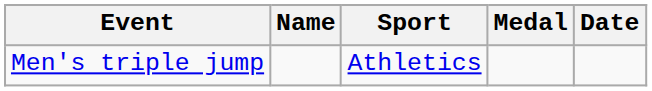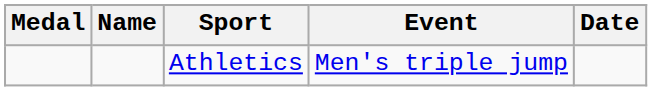columns swapped: (531, 25) <-> (138, 25)
